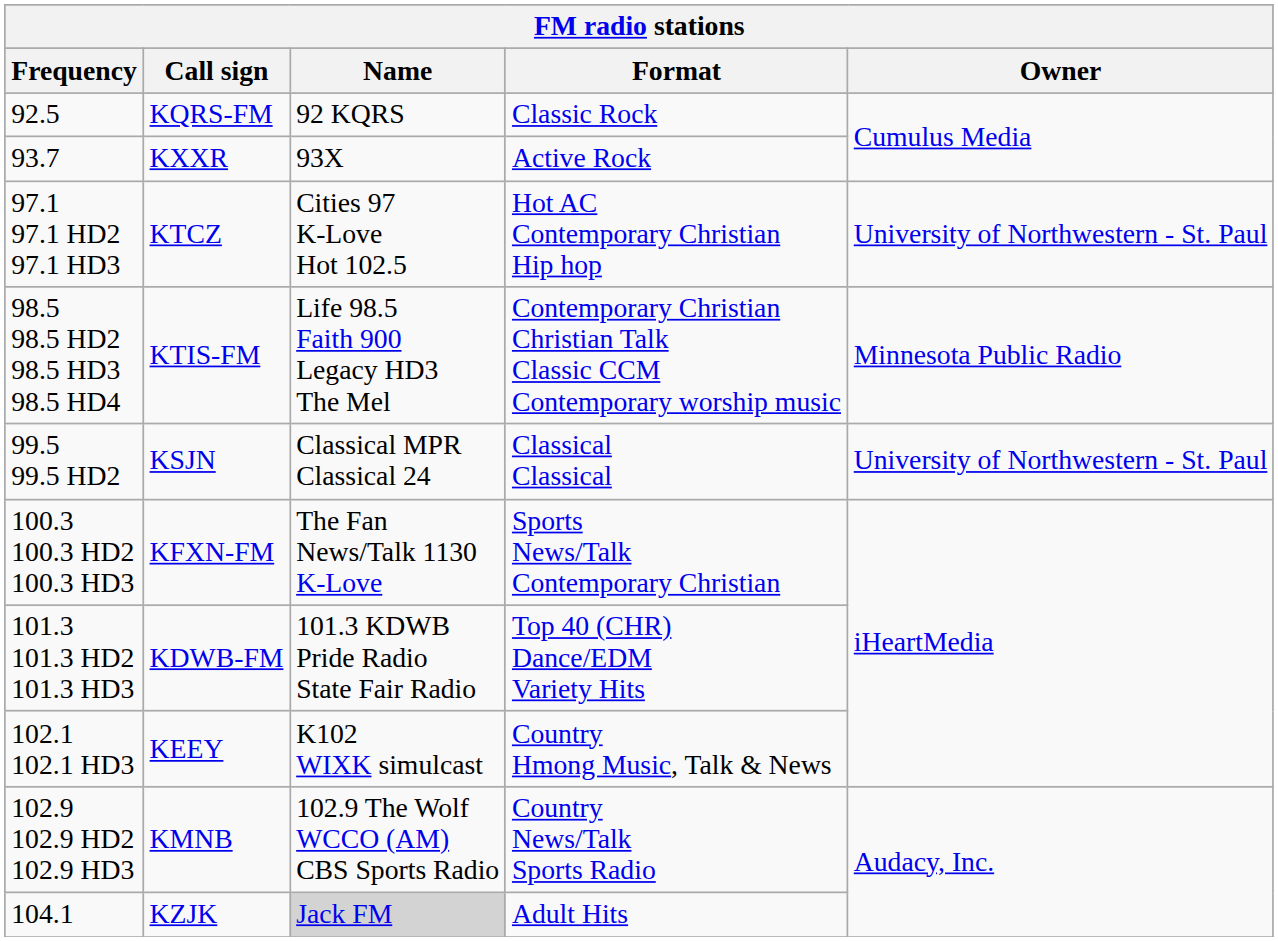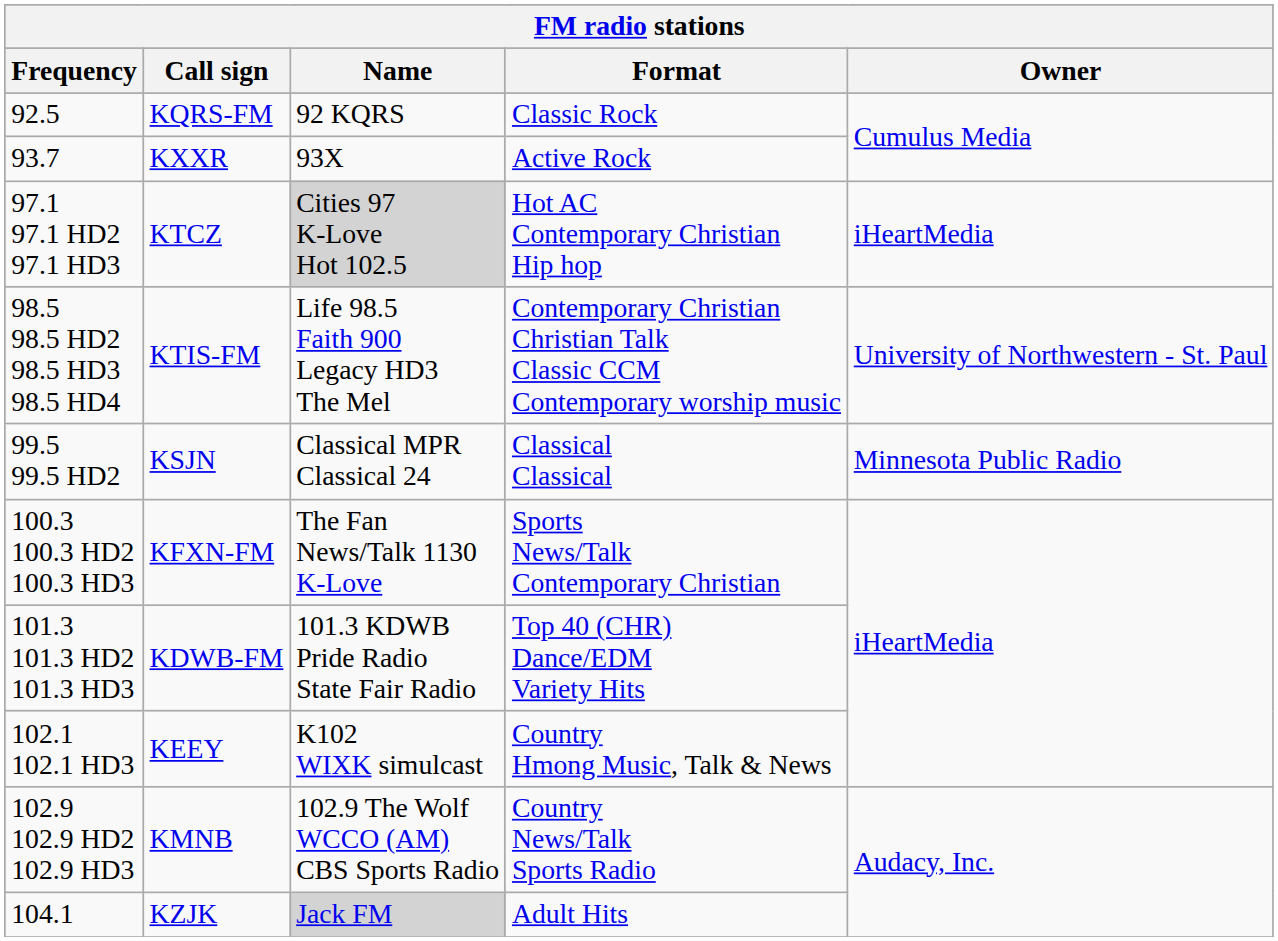(352, 233) no background -> (352, 233) lightgrey background
(1061, 233) University of Northwestern - St. Paul -> (924, 233) iHeartMedia
(988, 354) Minnesota Public Radio -> (1061, 354) University of Northwestern - St. Paul
(1061, 461) University of Northwestern - St. Paul -> (988, 461) Minnesota Public Radio
